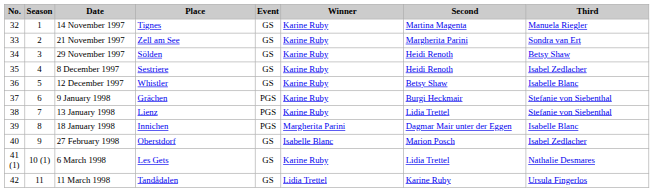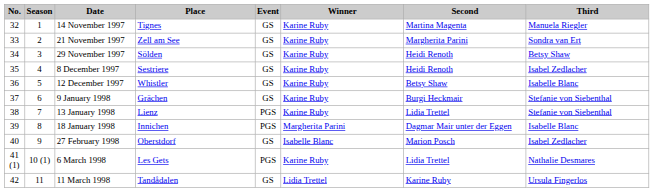(268, 97) PGS -> (268, 97) GS
(268, 160) GS -> (268, 160) PGS
